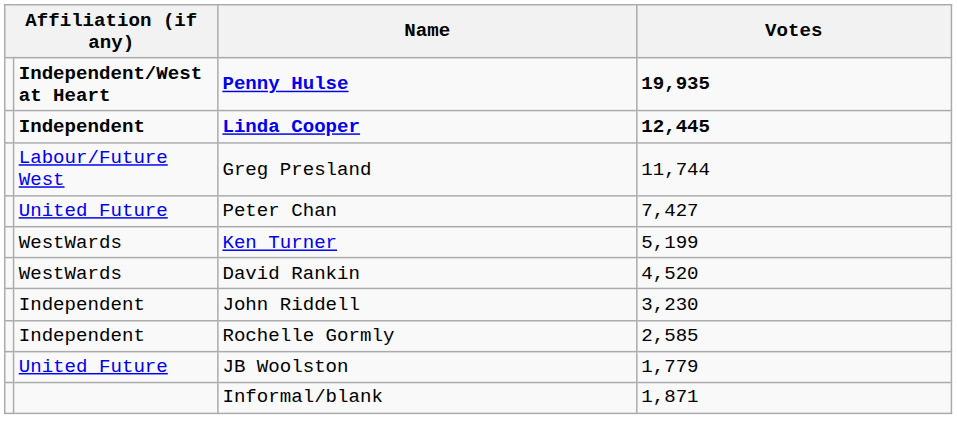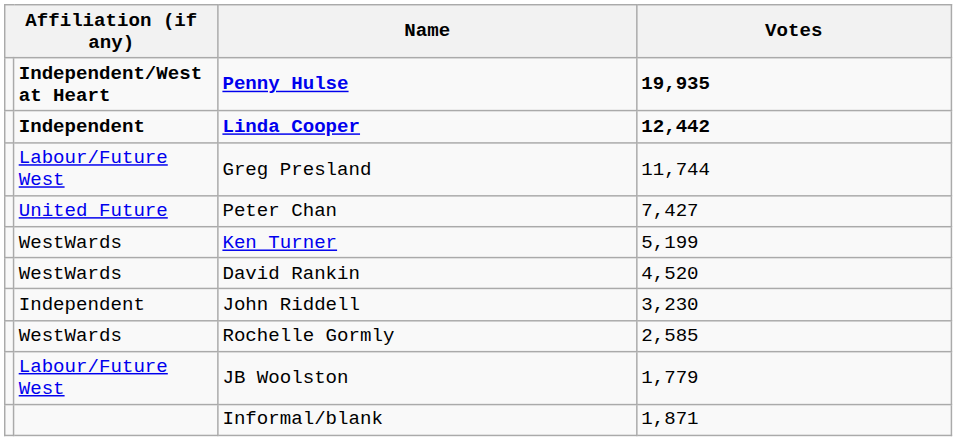(676, 127) 12,445 -> (676, 127) 12,442
(82, 336) Independent -> (70, 336) WestWards
(93, 367) United Future -> (93, 378) Labour/Future West
